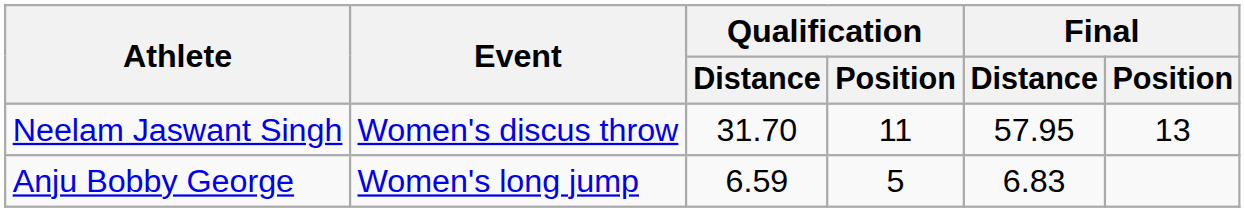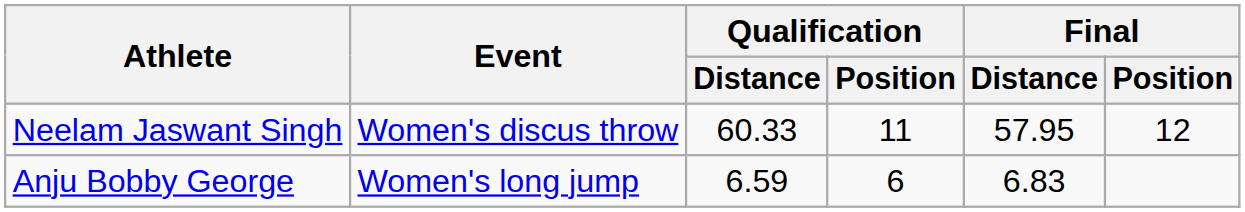(757, 130) 31.70 -> (757, 130) 60.33
(1173, 130) 13 -> (1173, 130) 12
(896, 181) 5 -> (896, 181) 6
